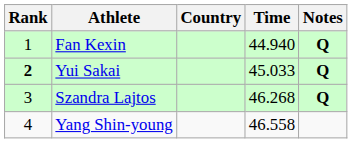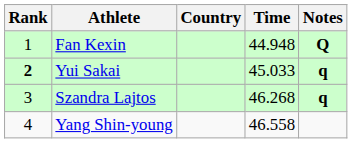(272, 44) 44.940 -> (272, 44) 44.948
(323, 71) Q -> (323, 71) q
(323, 97) Q -> (323, 97) q
